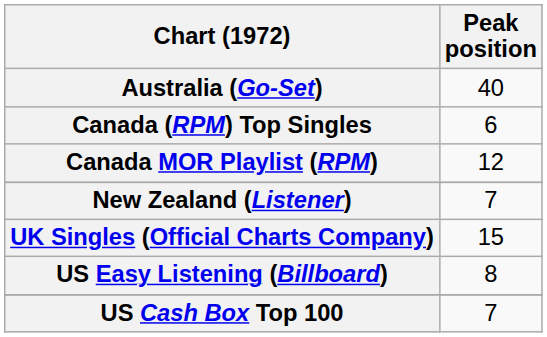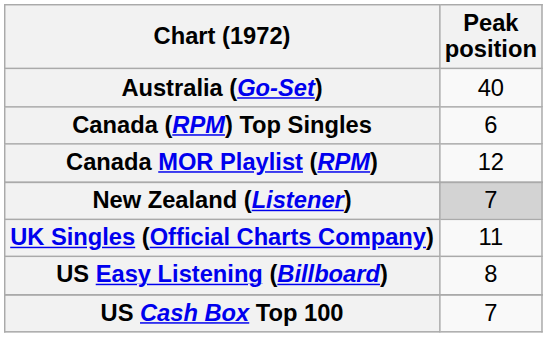(491, 200) no background -> (491, 200) lightgrey background
(491, 237) 15 -> (491, 237) 11
